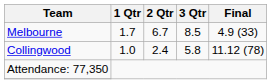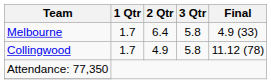(160, 32) 6.7 -> (160, 32) 6.4
(193, 32) 8.5 -> (193, 32) 5.8
(127, 50) 1.0 -> (127, 50) 1.7
(160, 50) 2.4 -> (160, 50) 4.9
